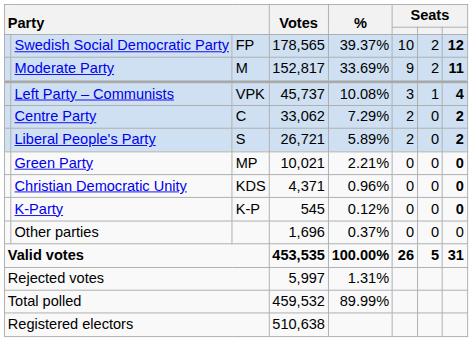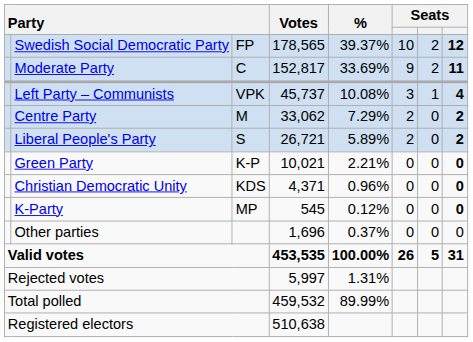(242, 68) M -> (241, 68) C
(241, 116) C -> (242, 116) M
(247, 163) MP -> (248, 163) K-P
(248, 209) K-P -> (247, 209) MP
